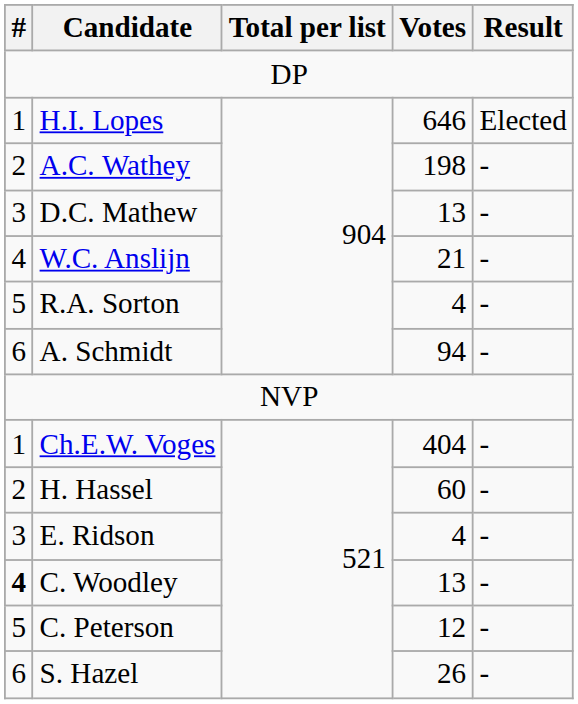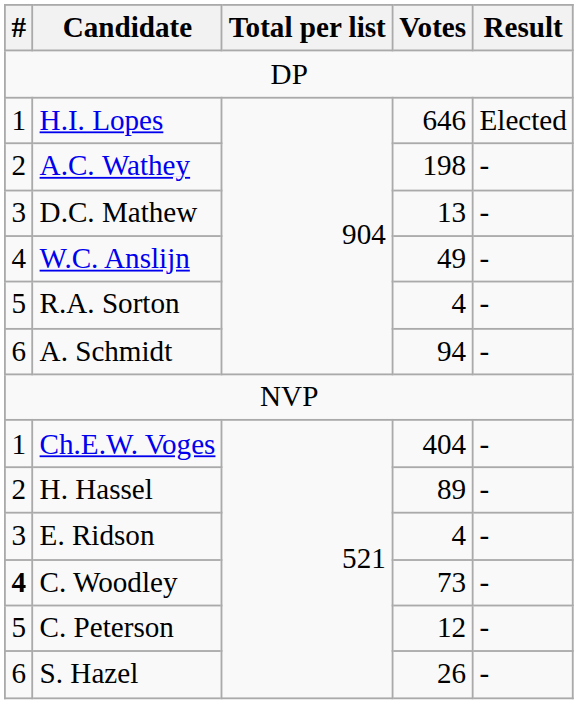(452, 258) 21 -> (452, 258) 49
(452, 489) 60 -> (452, 489) 89
(452, 581) 13 -> (452, 581) 73
